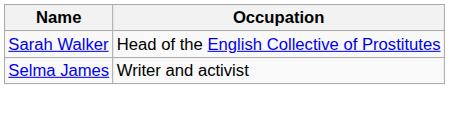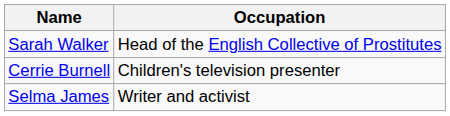+ row: (59, 70)
